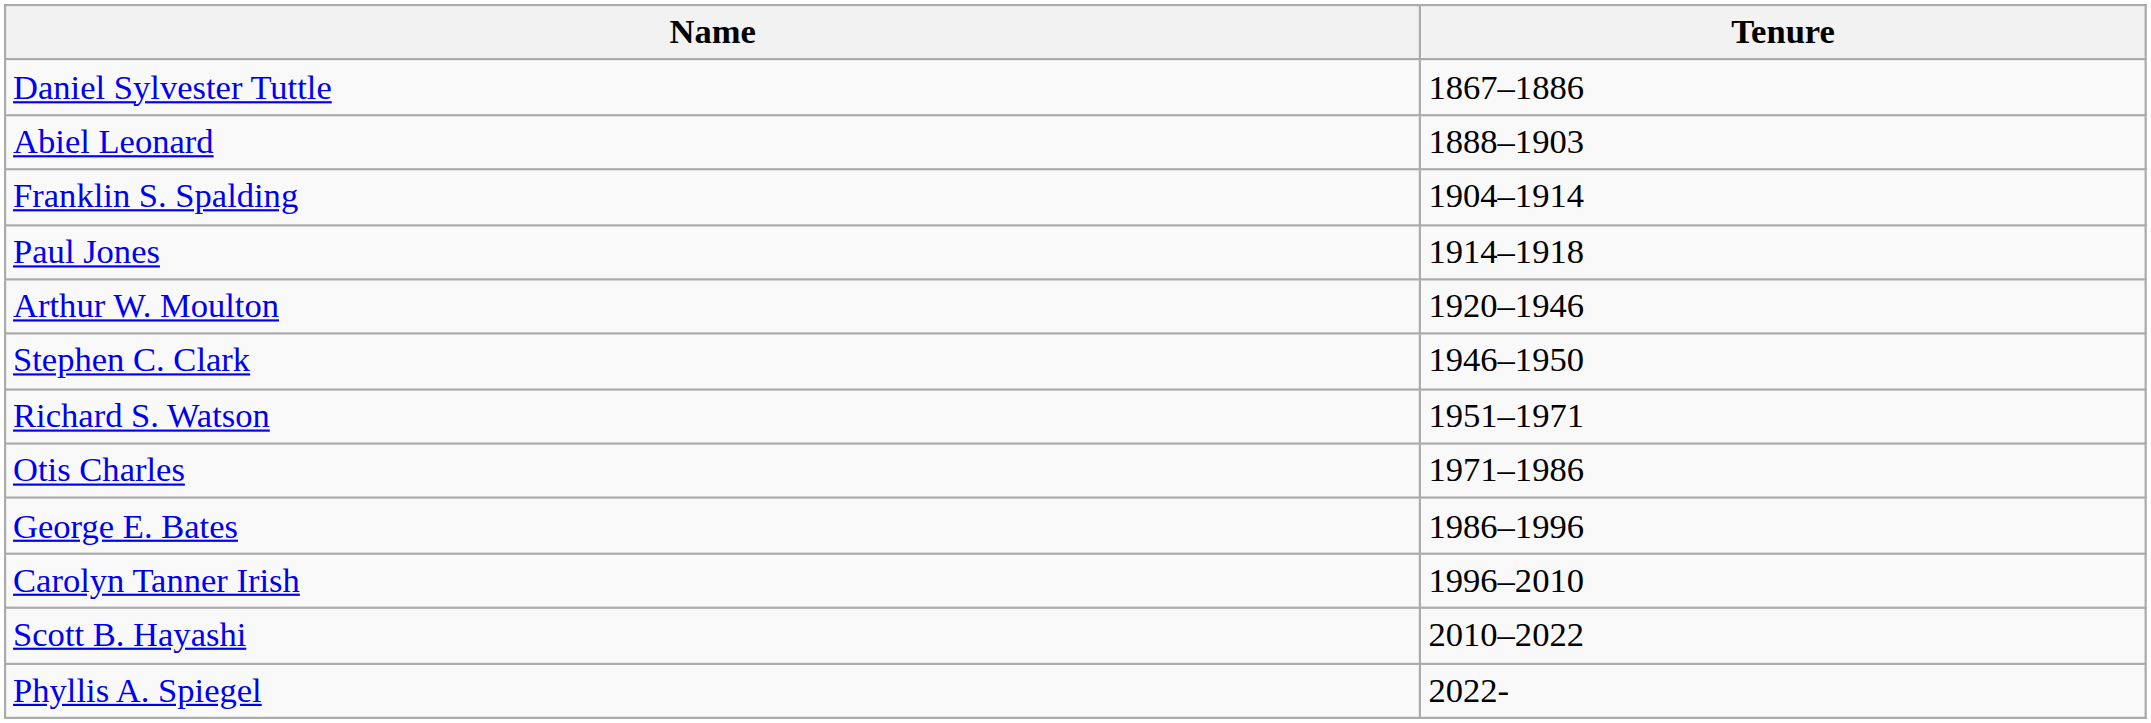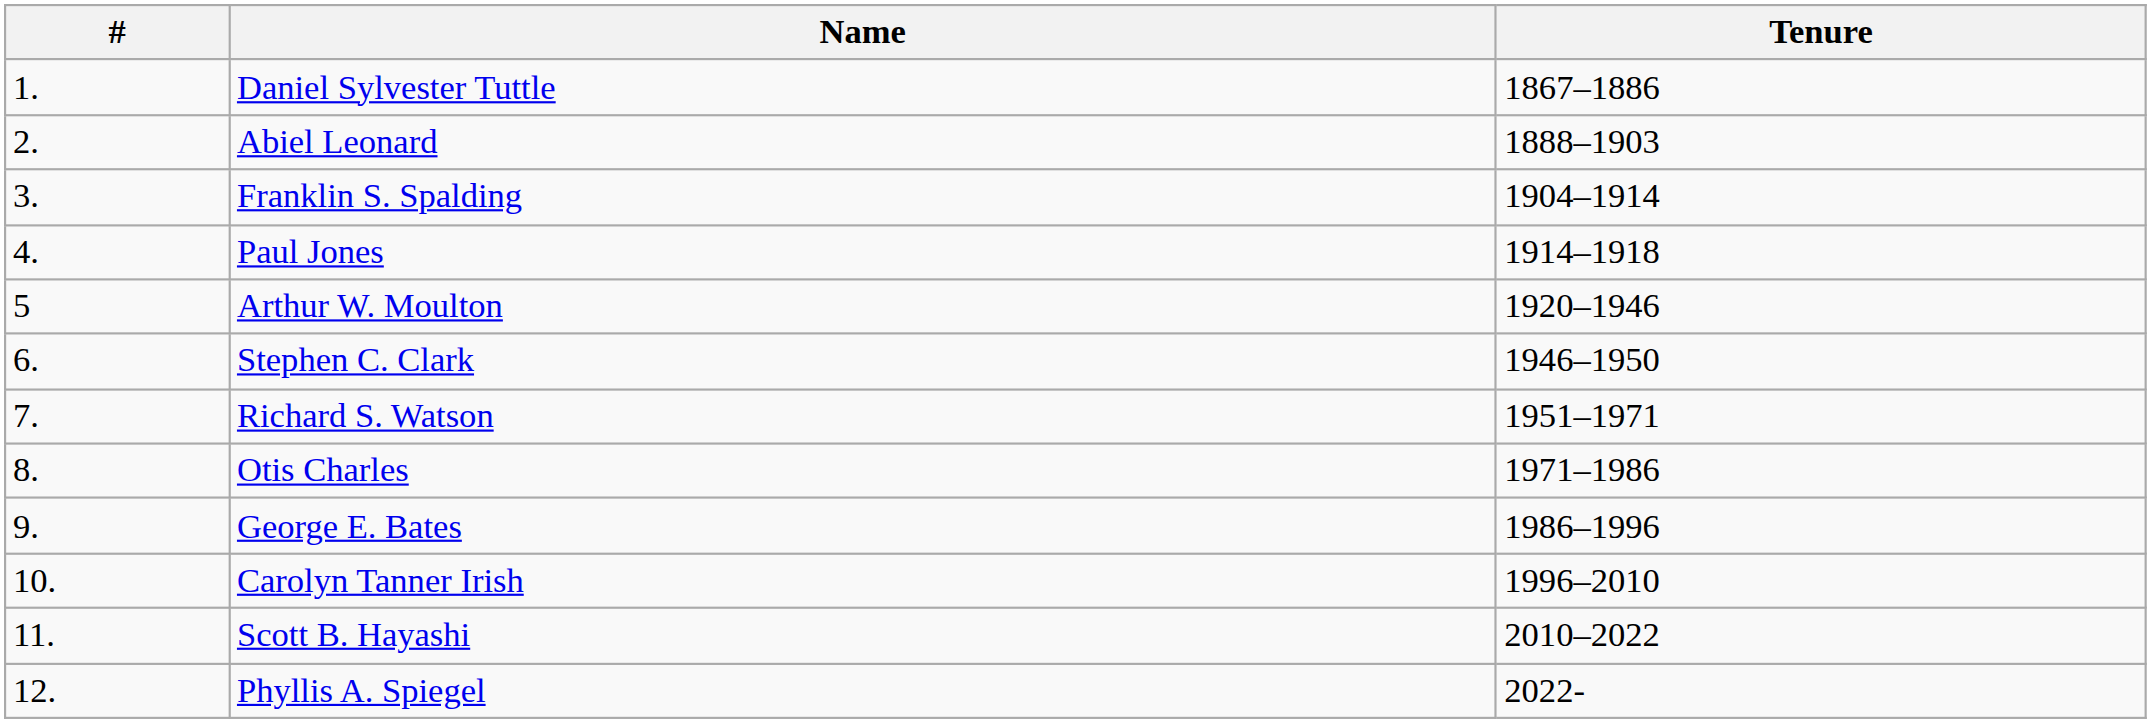+ column: (117, 31)
